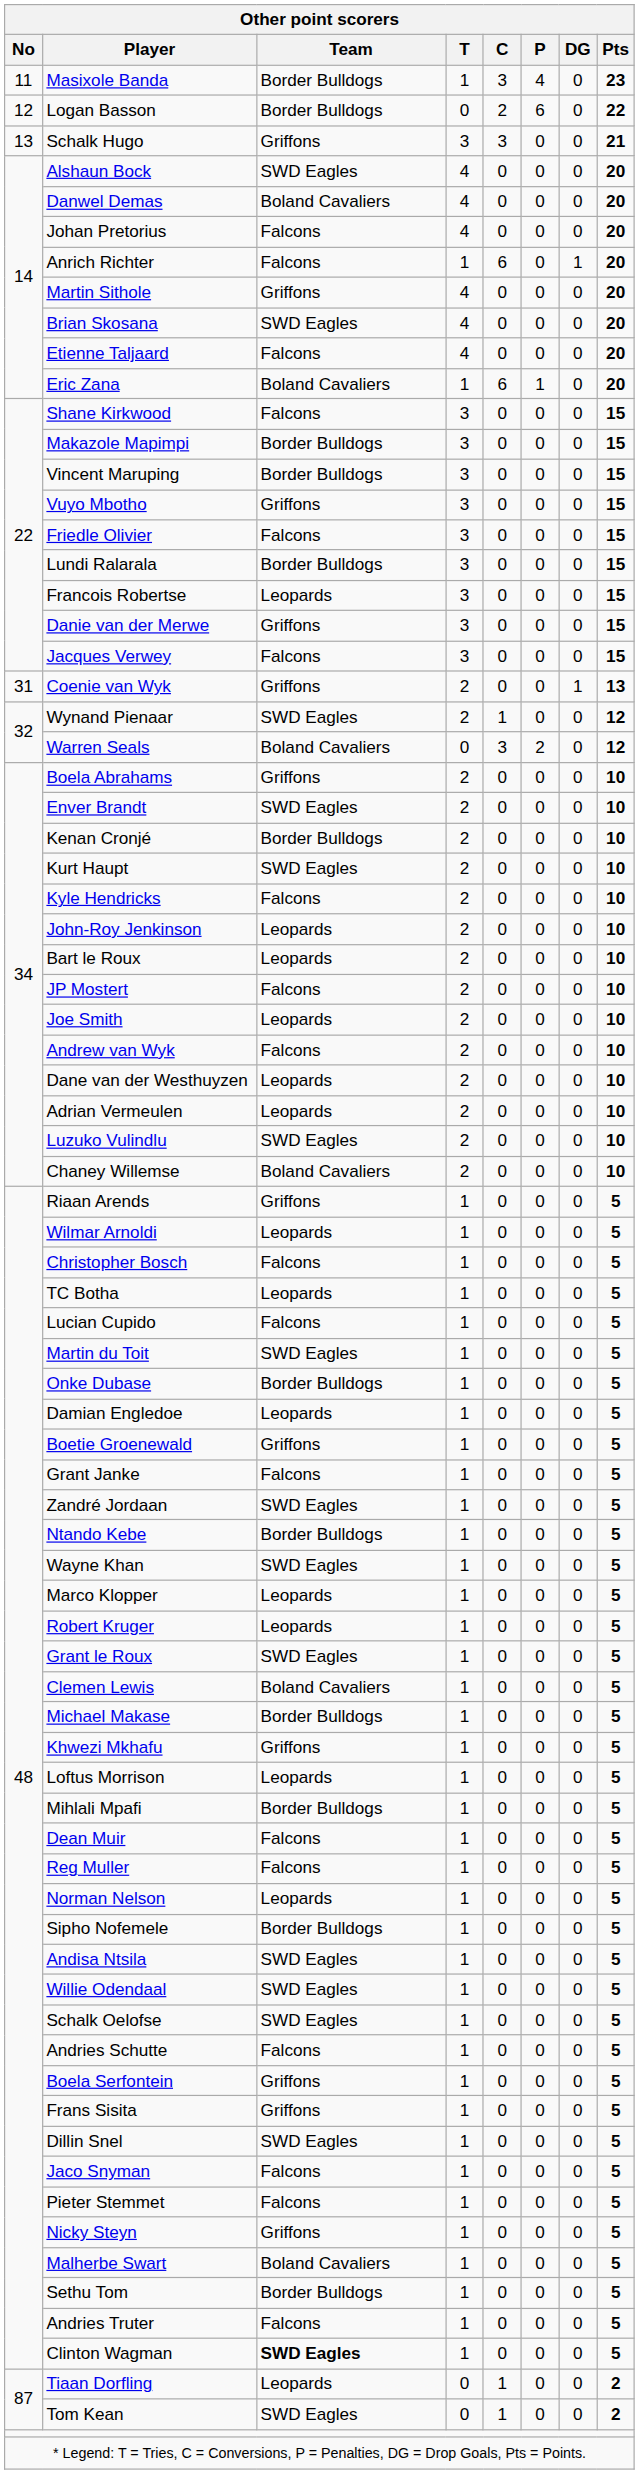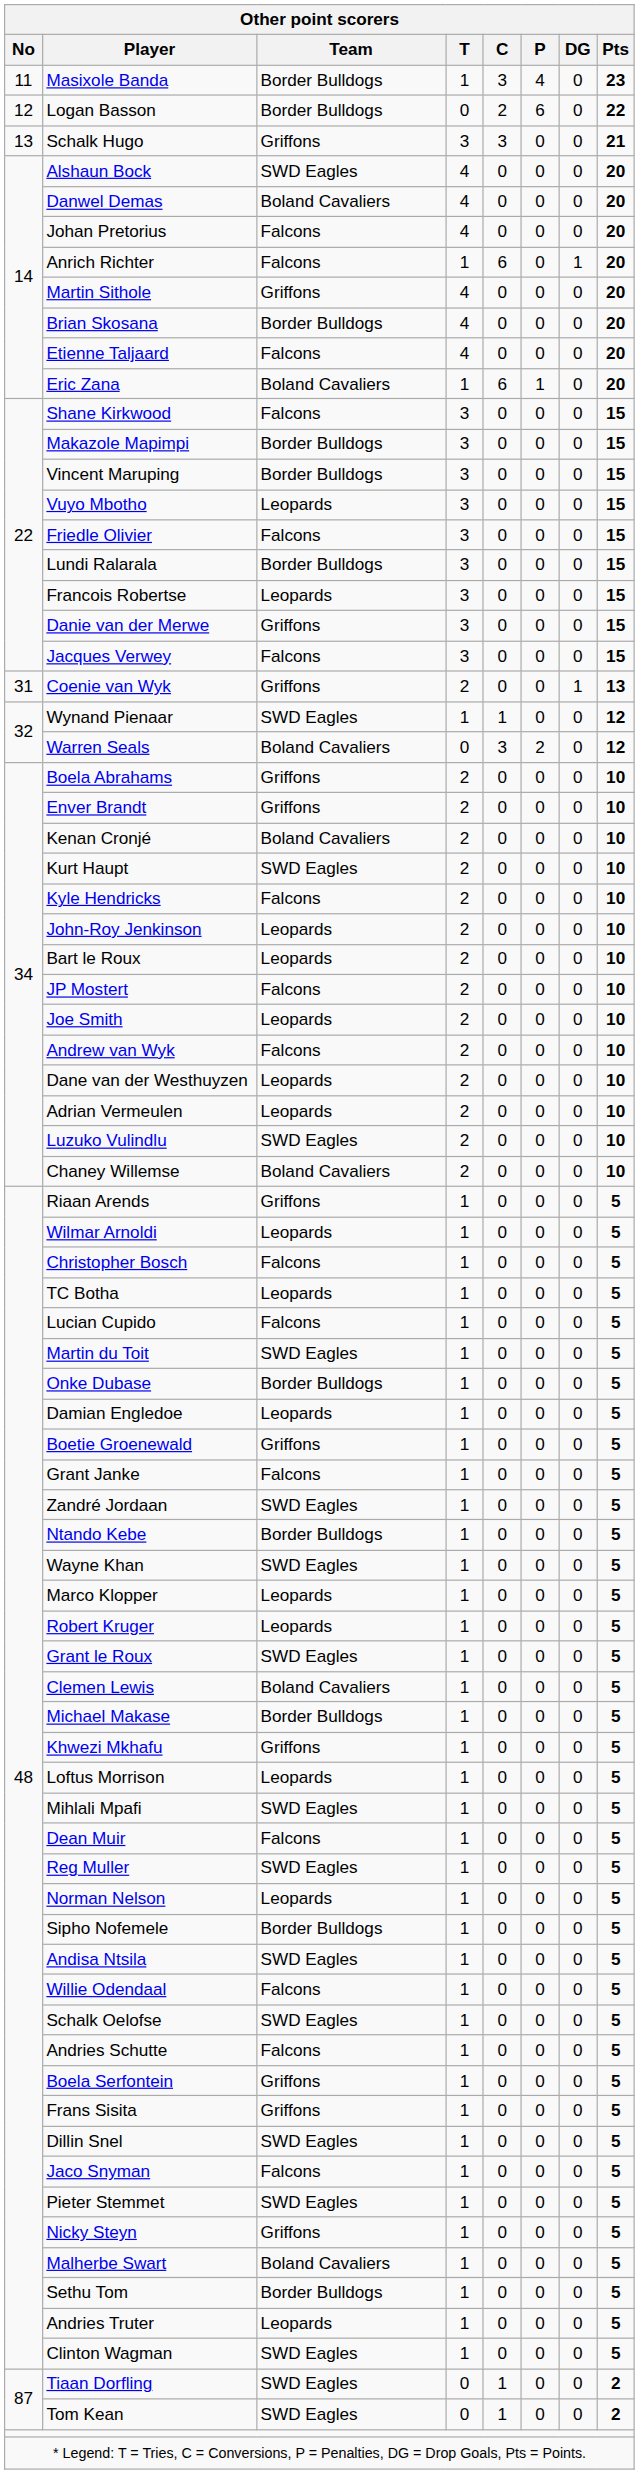(309, 323) SWD Eagles -> (322, 323) Border Bulldogs
(290, 505) Griffons -> (296, 505) Leopards
(464, 717) 2 -> (464, 717) 1
(309, 808) SWD Eagles -> (290, 808) Griffons
(322, 838) Border Bulldogs -> (325, 838) Boland Cavaliers
(322, 1808) Border Bulldogs -> (309, 1808) SWD Eagles
(291, 1868) Falcons -> (309, 1868) SWD Eagles
(309, 1990) SWD Eagles -> (291, 1990) Falcons
(291, 2202) Falcons -> (309, 2202) SWD Eagles
(291, 2323) Falcons -> (296, 2323) Leopards
(311, 2353) bold -> (309, 2353) normal
(296, 2384) Leopards -> (309, 2384) SWD Eagles
